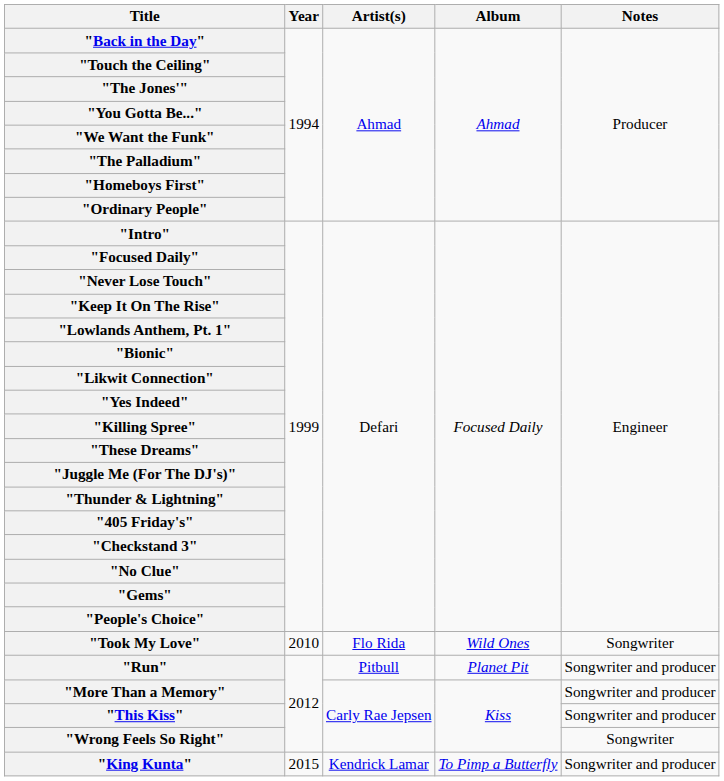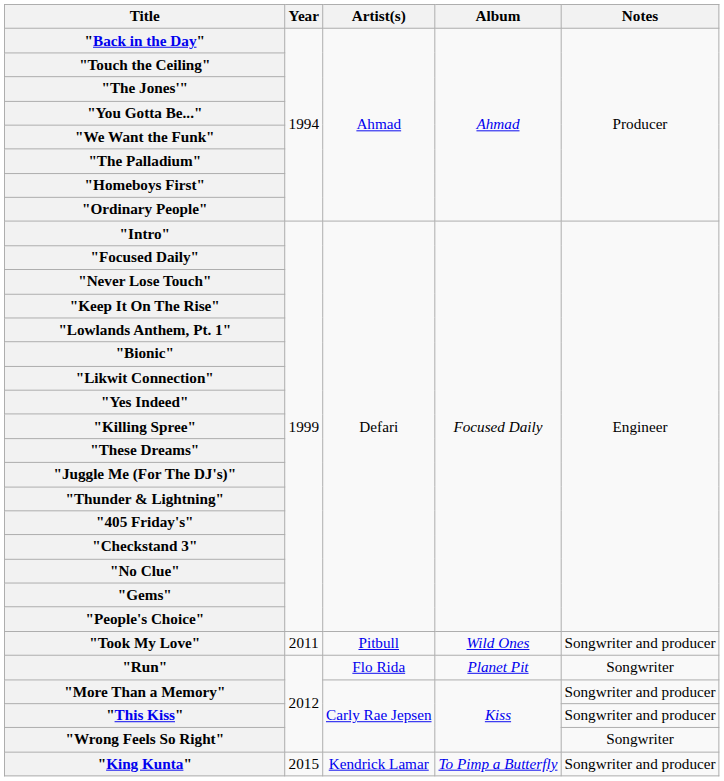(304, 643) 2010 -> (304, 643) 2011
(379, 643) Flo Rida -> (379, 643) Pitbull
(640, 643) Songwriter -> (640, 643) Songwriter and producer
(379, 667) Pitbull -> (379, 667) Flo Rida
(640, 667) Songwriter and producer -> (640, 667) Songwriter
